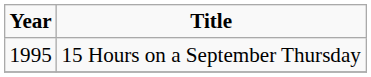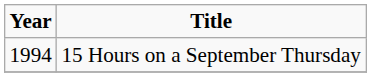(31, 54) 1995 -> (31, 54) 1994
